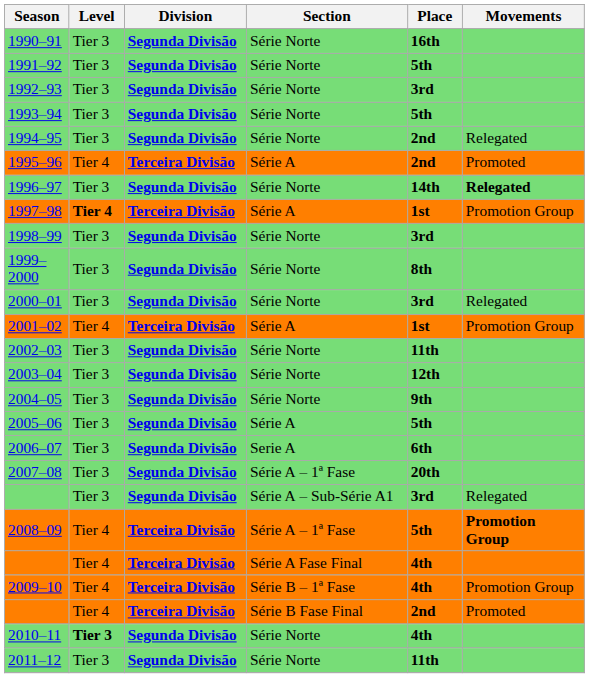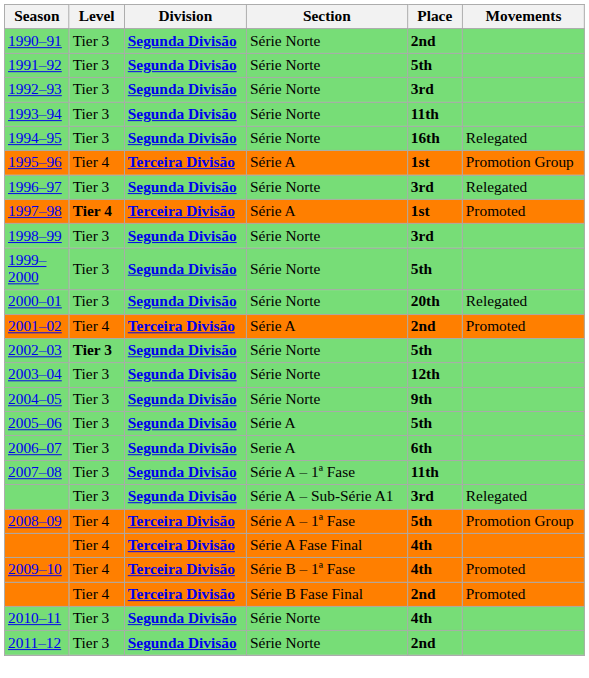(425, 41) 16th -> (423, 41) 2nd
(421, 114) 5th -> (425, 114) 11th
(423, 138) 2nd -> (425, 138) 16th
(423, 162) 2nd -> (420, 162) 1st
(496, 162) Promoted -> (520, 162) Promotion Group
(425, 187) 14th -> (422, 187) 3rd
(498, 187) bold -> (497, 187) normal
(520, 211) Promotion Group -> (496, 211) Promoted
(421, 268) 8th -> (421, 268) 5th
(422, 301) 3rd -> (425, 301) 20th
(420, 326) 1st -> (423, 326) 2nd
(520, 326) Promotion Group -> (496, 326) Promoted
(91, 350) normal -> (92, 350) bold
(425, 350) 11th -> (421, 350) 5th
(425, 472) 20th -> (425, 472) 11th
(501, 529) bold -> (520, 521) normal
(520, 587) Promotion Group -> (496, 569) Promoted
(92, 635) bold -> (91, 618) normal
(425, 660) 11th -> (423, 642) 2nd
